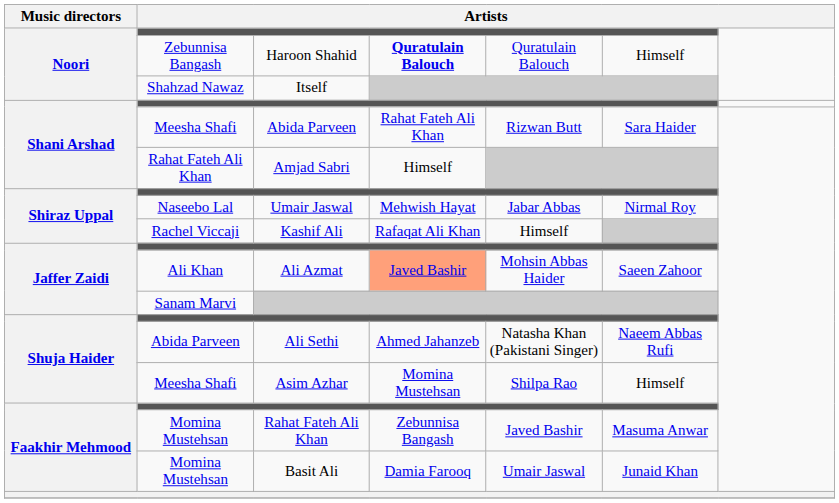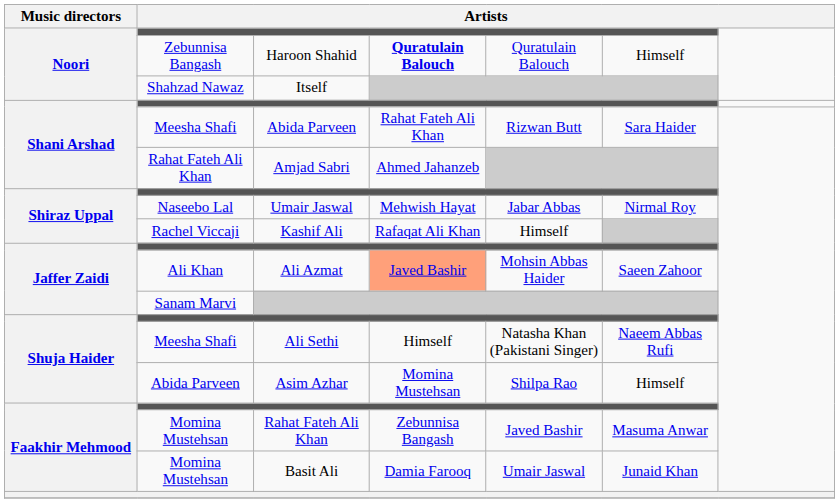(428, 168) Himself -> (428, 168) Ahmed Jahanzeb
(195, 341) Abida Parveen -> (195, 341) Meesha Shafi
(428, 341) Ahmed Jahanzeb -> (428, 341) Himself
(195, 382) Meesha Shafi -> (195, 382) Abida Parveen
